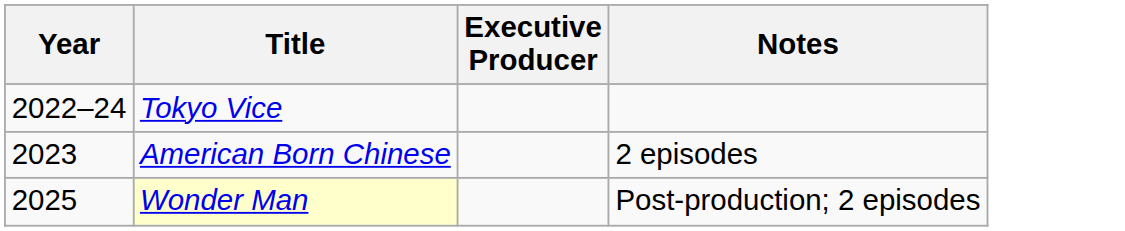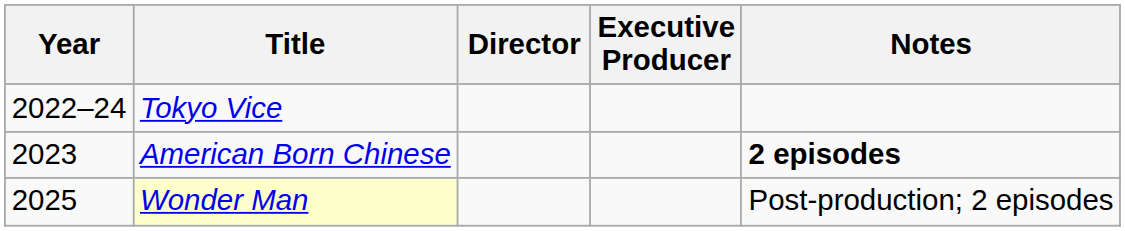+ column: (524, 44)
(687, 154) normal -> (825, 154) bold
